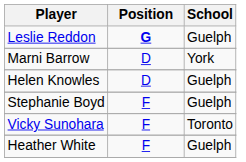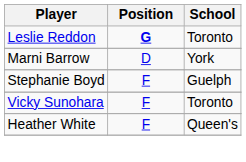(209, 37) Guelph -> (210, 37) Toronto
- row: (53, 80)
(209, 146) Guelph -> (212, 124) Queen's
